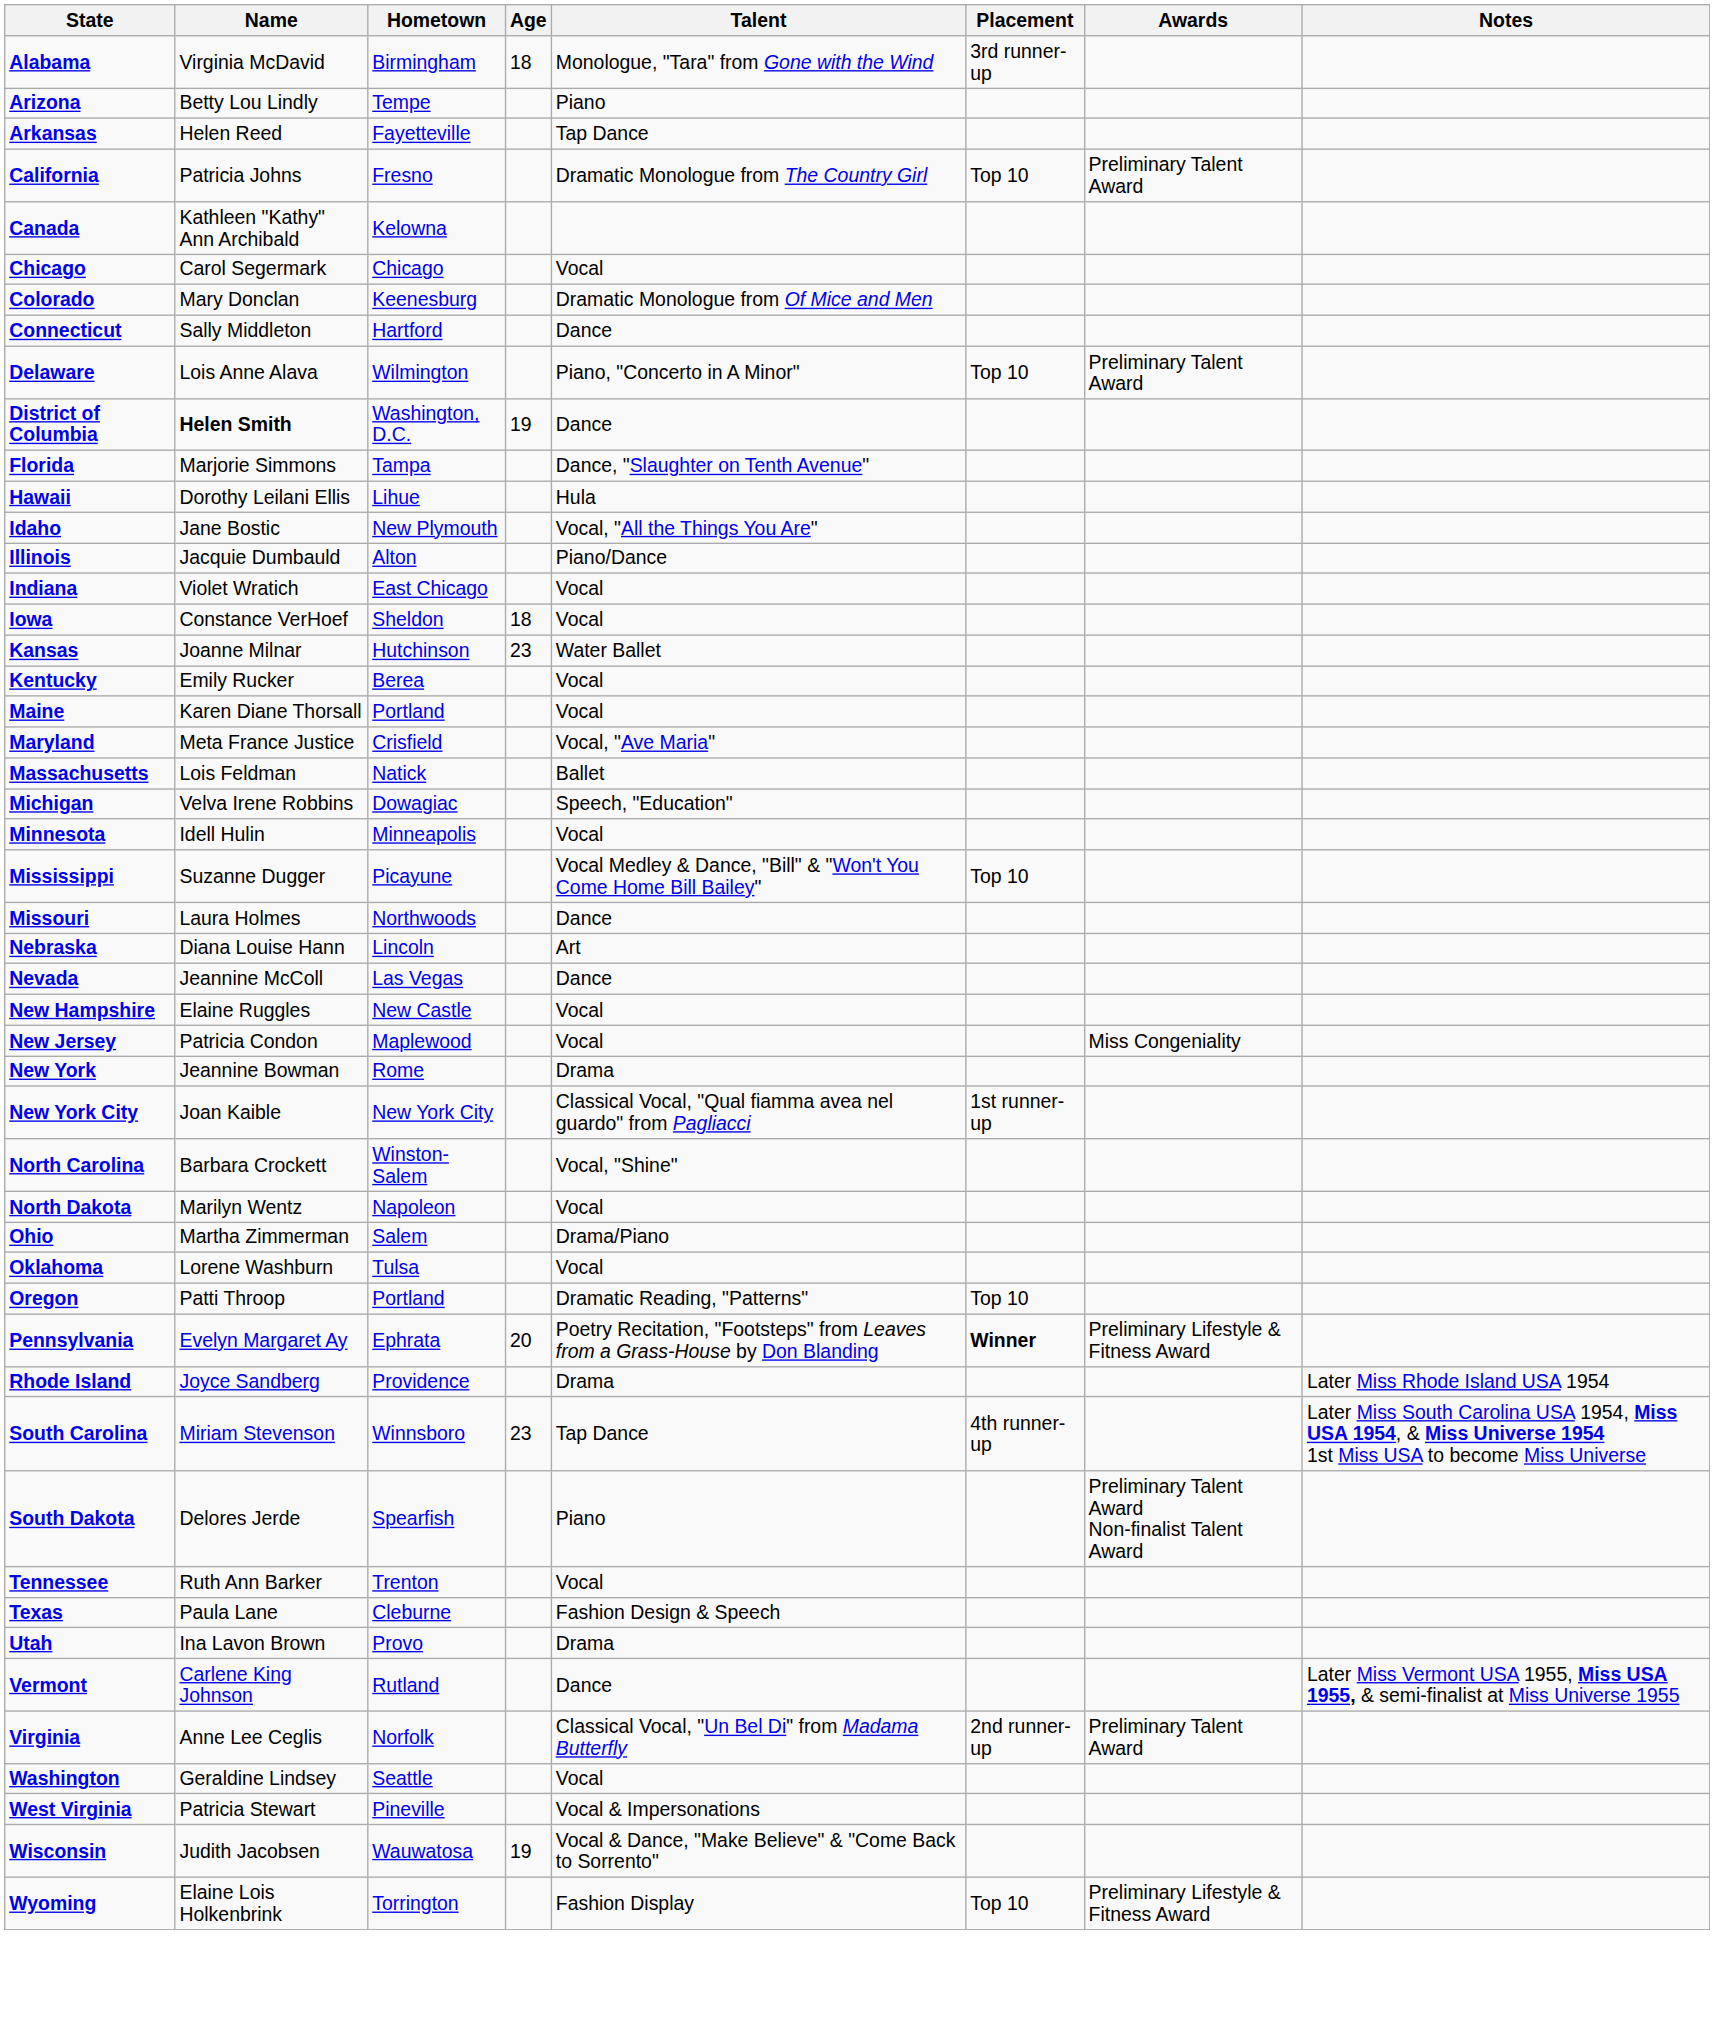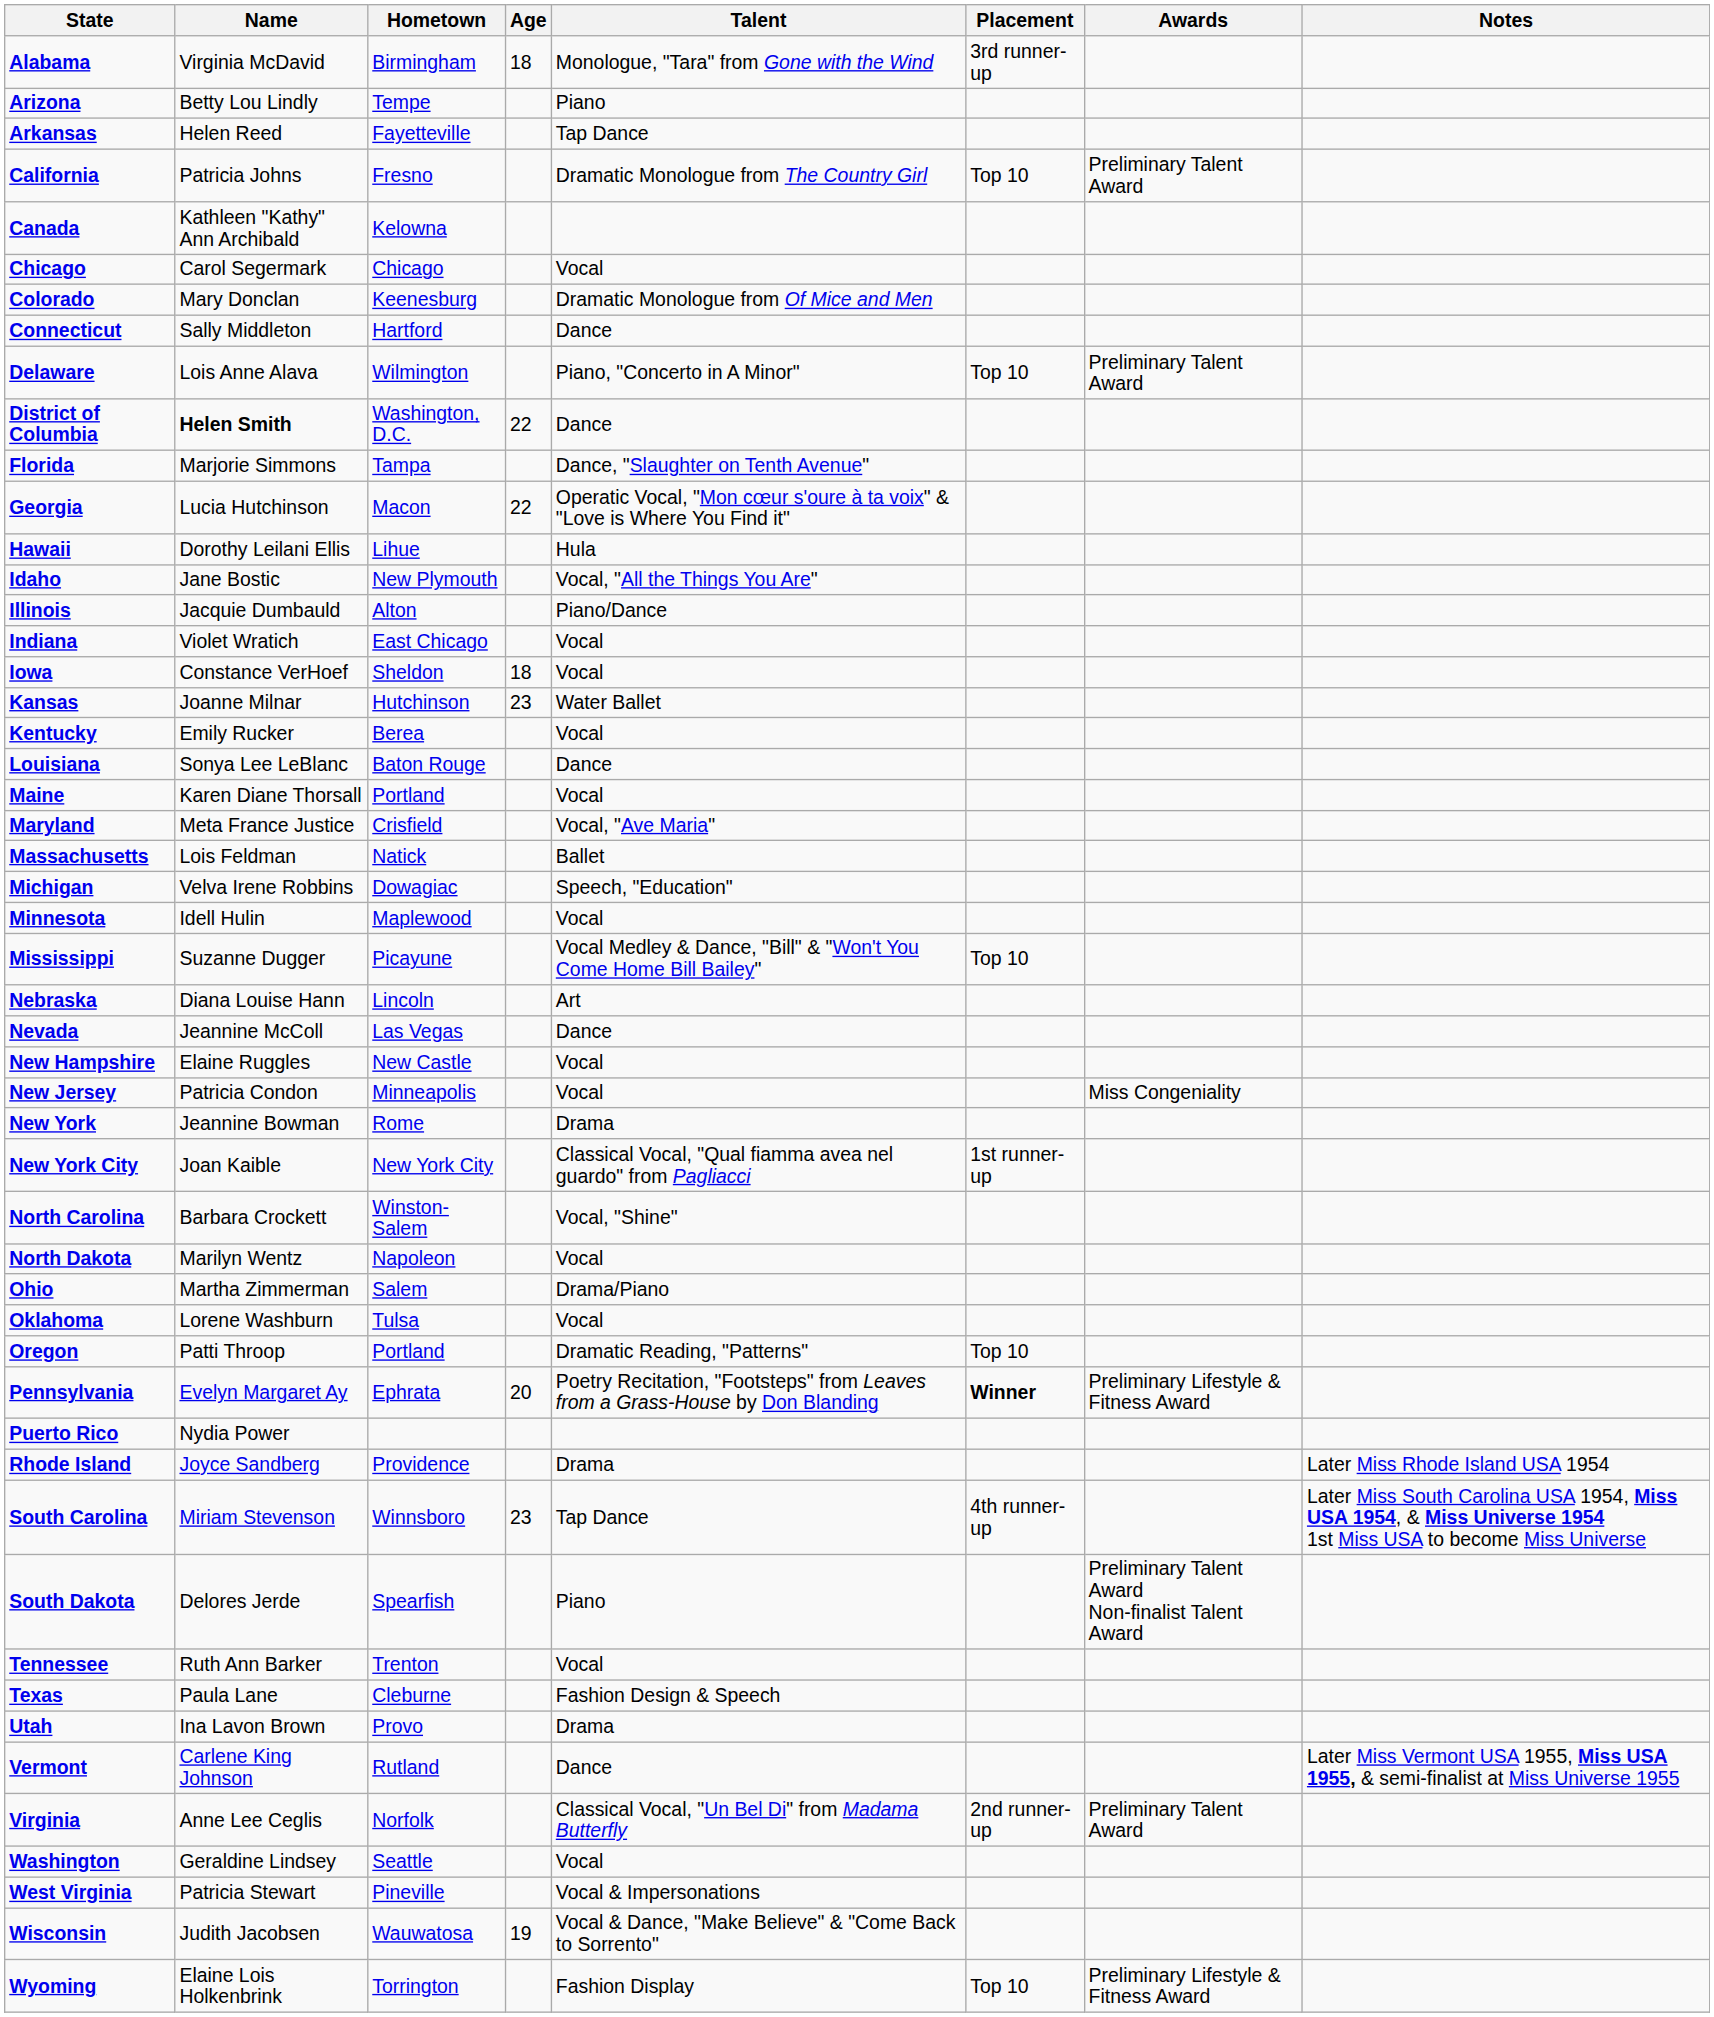(521, 425) 19 -> (521, 425) 22
+ row: (46, 508)
+ row: (55, 764)
(424, 835) Minneapolis -> (422, 918) Maplewood
- row: (49, 918)
(422, 1041) Maplewood -> (424, 1093) Minneapolis
+ row: (64, 1434)
